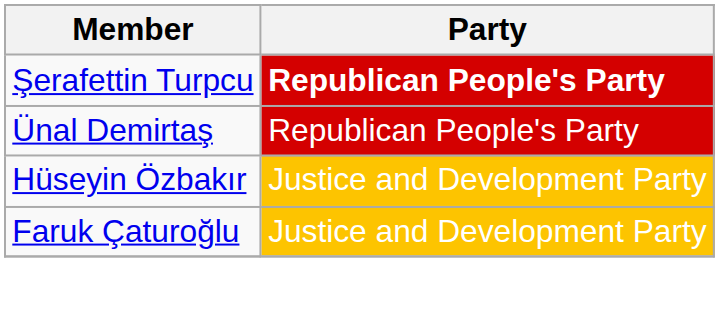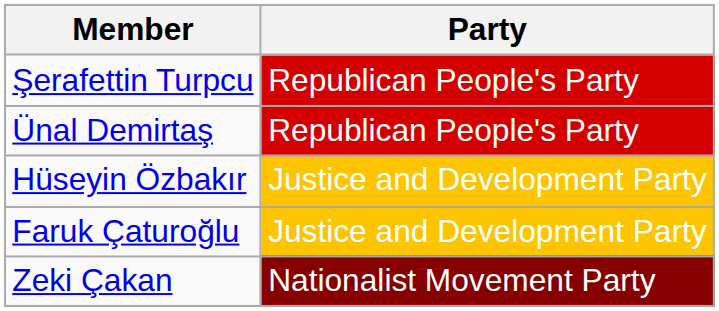(466, 79) bold -> (453, 79) normal
+ row: (92, 280)
